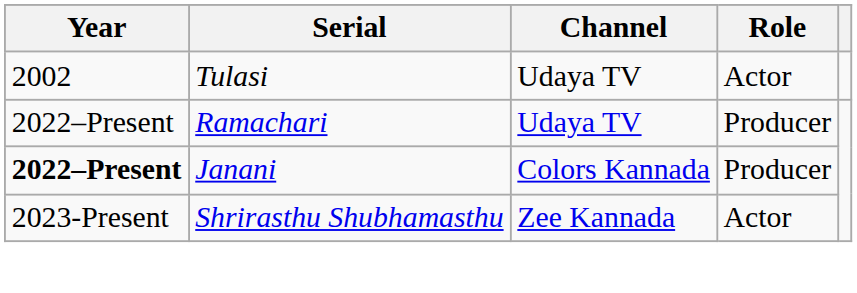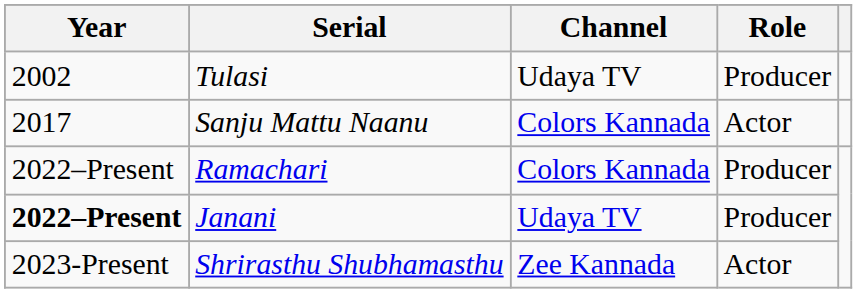(758, 75) Actor -> (777, 75) Producer
+ row: (312, 122)
(579, 122) Udaya TV -> (614, 169) Colors Kannada
(614, 169) Colors Kannada -> (579, 216) Udaya TV
